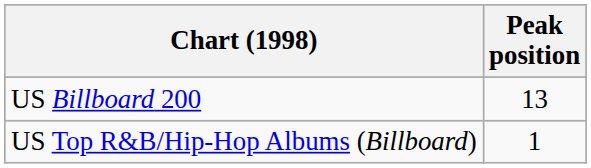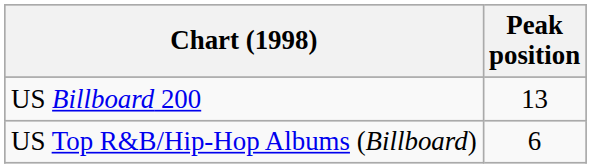(535, 141) 1 -> (535, 141) 6
